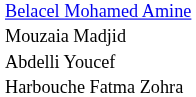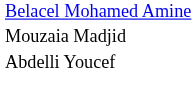- row: (94, 86)
